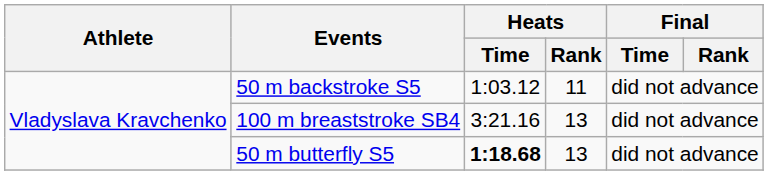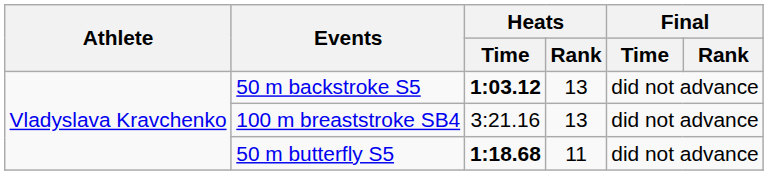(505, 88) normal -> (505, 88) bold
(576, 88) 11 -> (576, 88) 13
(576, 154) 13 -> (576, 154) 11
